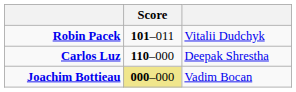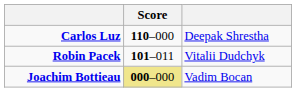rows swapped: (91, 56) <-> (87, 35)
